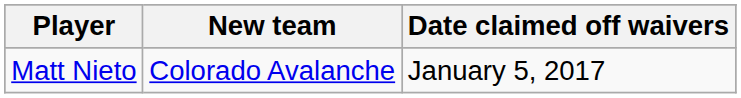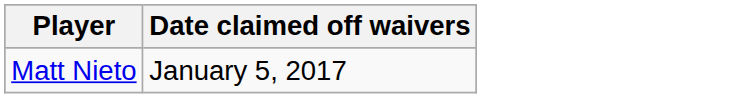- column: (272, 26)
